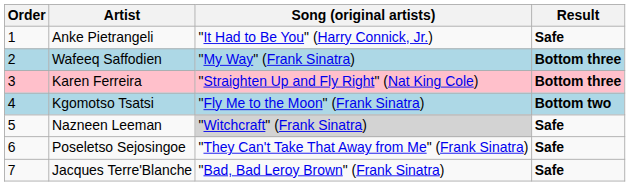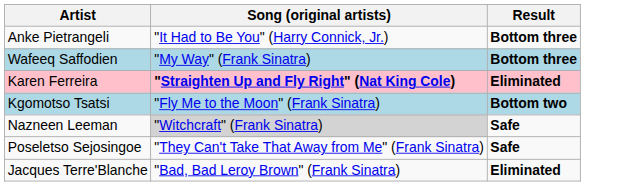- column: (27, 15)
(549, 37) Safe -> (534, 37) Bottom three
(338, 81) normal -> (305, 81) bold
(578, 81) Bottom three -> (526, 81) Eliminated
(549, 170) Safe -> (526, 170) Eliminated
